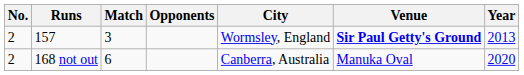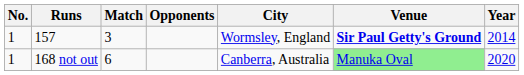(11, 37) 2 -> (11, 37) 1
(501, 37) 2013 -> (501, 37) 2014
(11, 59) 2 -> (11, 59) 1
(375, 59) no background -> (375, 59) lightgreen background
